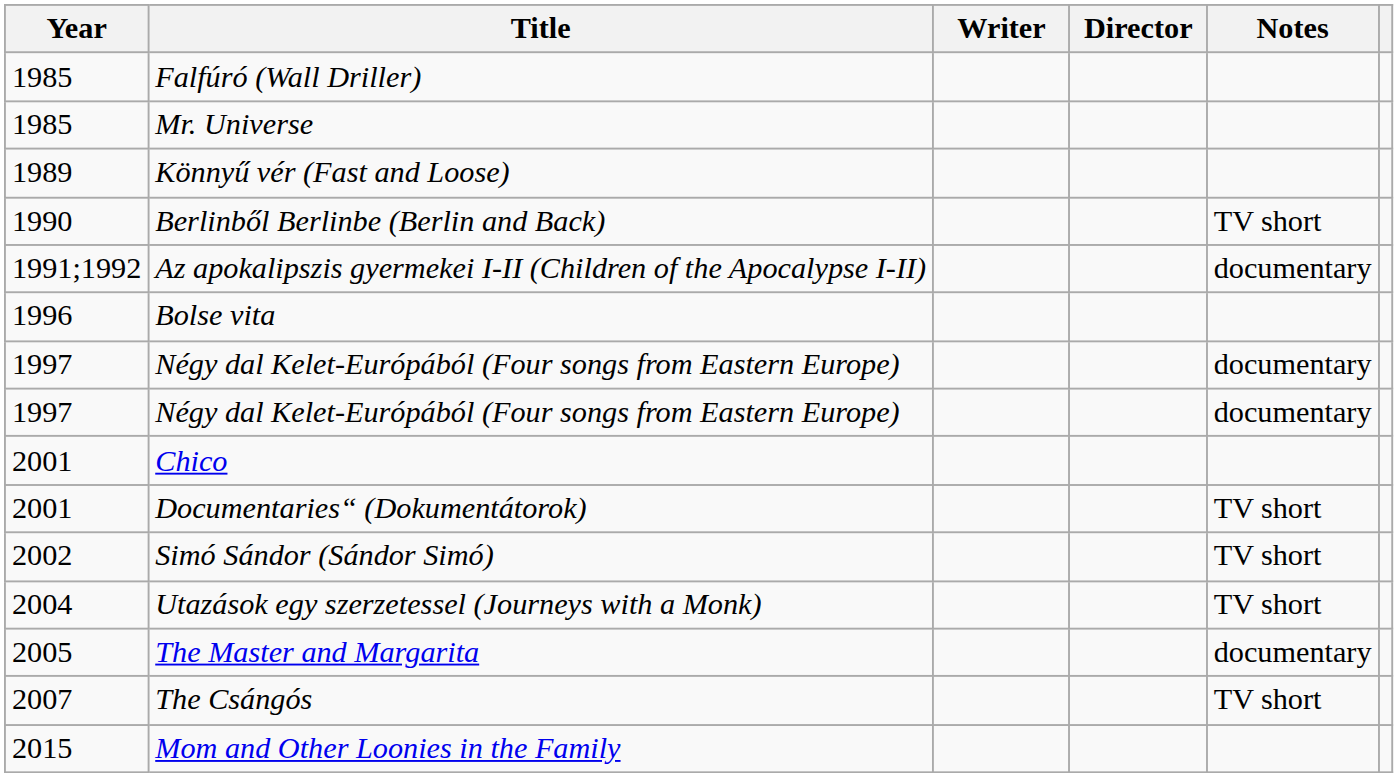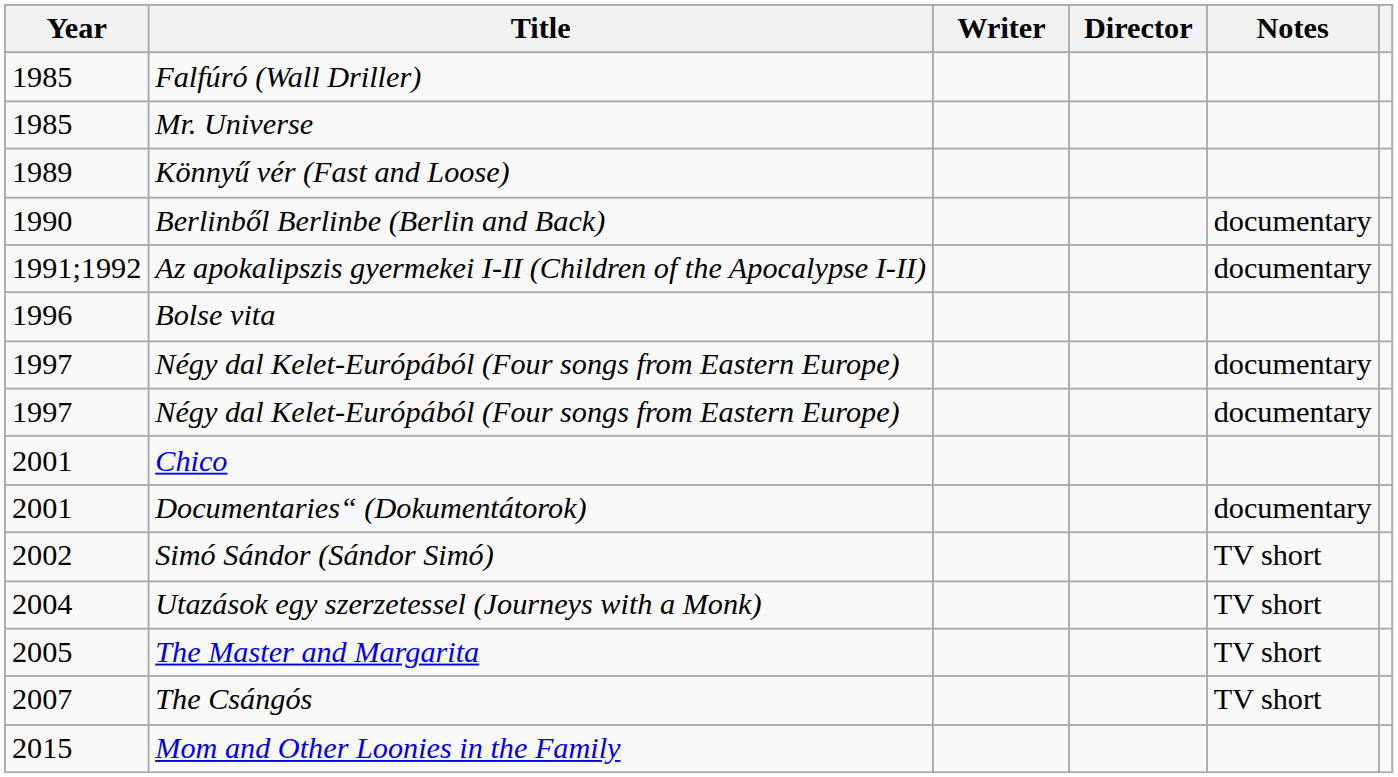(1268, 220) TV short -> (1293, 220) documentary
(1268, 508) TV short -> (1293, 508) documentary
(1293, 651) documentary -> (1268, 651) TV short
